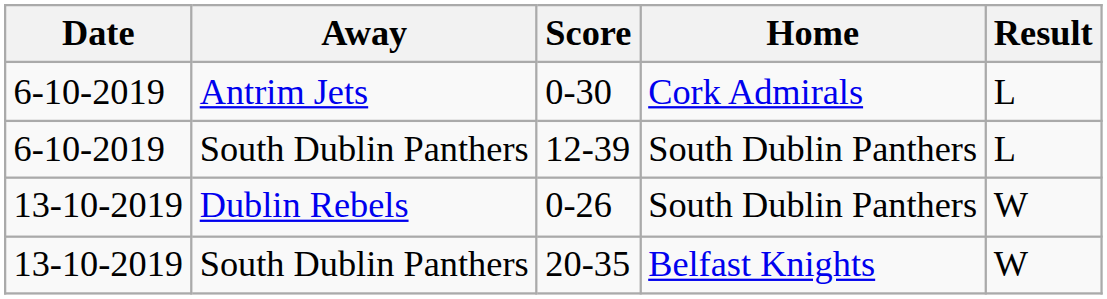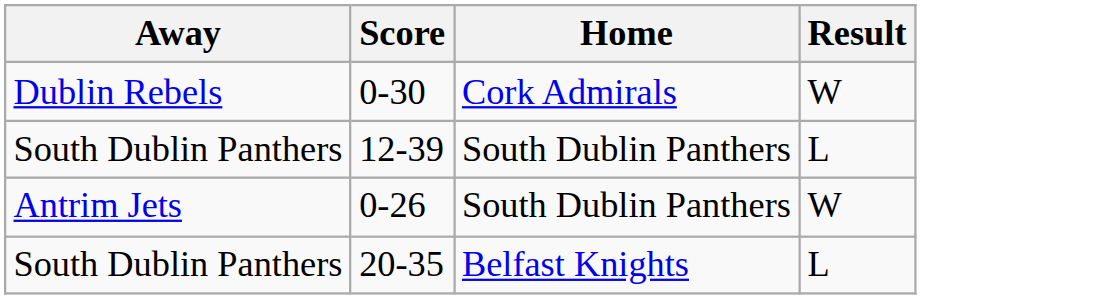- column: (98, 33)
(284, 90) Antrim Jets -> (118, 90) Dublin Rebels
(1005, 90) L -> (825, 90) W
(304, 206) Dublin Rebels -> (98, 206) Antrim Jets
(1011, 263) W -> (819, 263) L
